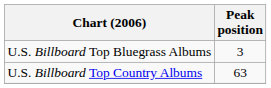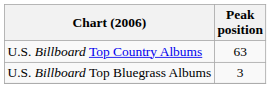rows swapped: (109, 51) <-> (105, 72)
